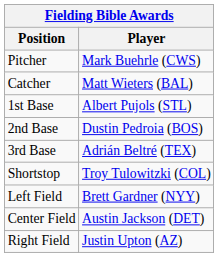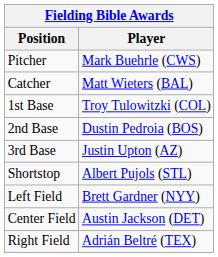(137, 106) Albert Pujols (STL) -> (146, 106) Troy Tulowitzki (COL)
(139, 151) Adrián Beltré (TEX) -> (132, 151) Justin Upton (AZ)
(146, 174) Troy Tulowitzki (COL) -> (137, 174) Albert Pujols (STL)
(132, 241) Justin Upton (AZ) -> (139, 241) Adrián Beltré (TEX)
